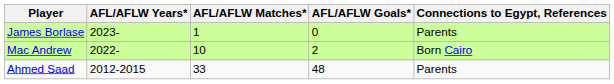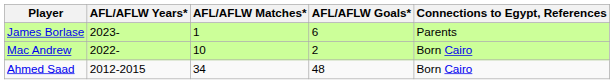(315, 32) 0 -> (315, 32) 6
(199, 69) 33 -> (199, 69) 34
(437, 69) Parents -> (444, 69) Born Cairo
